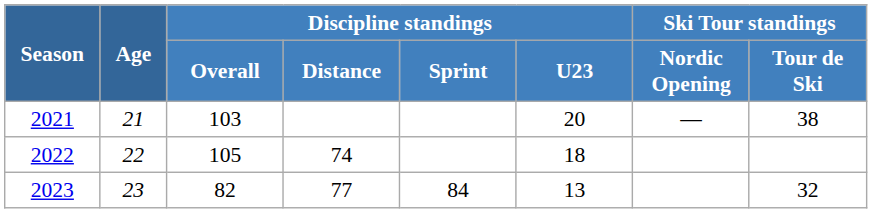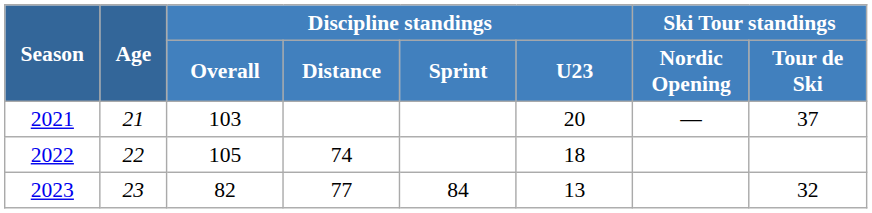(808, 119) 38 -> (808, 119) 37
